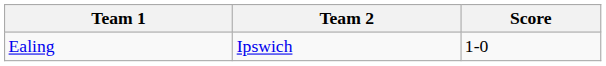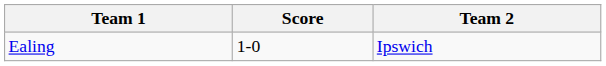columns swapped: (347, 18) <-> (531, 18)
